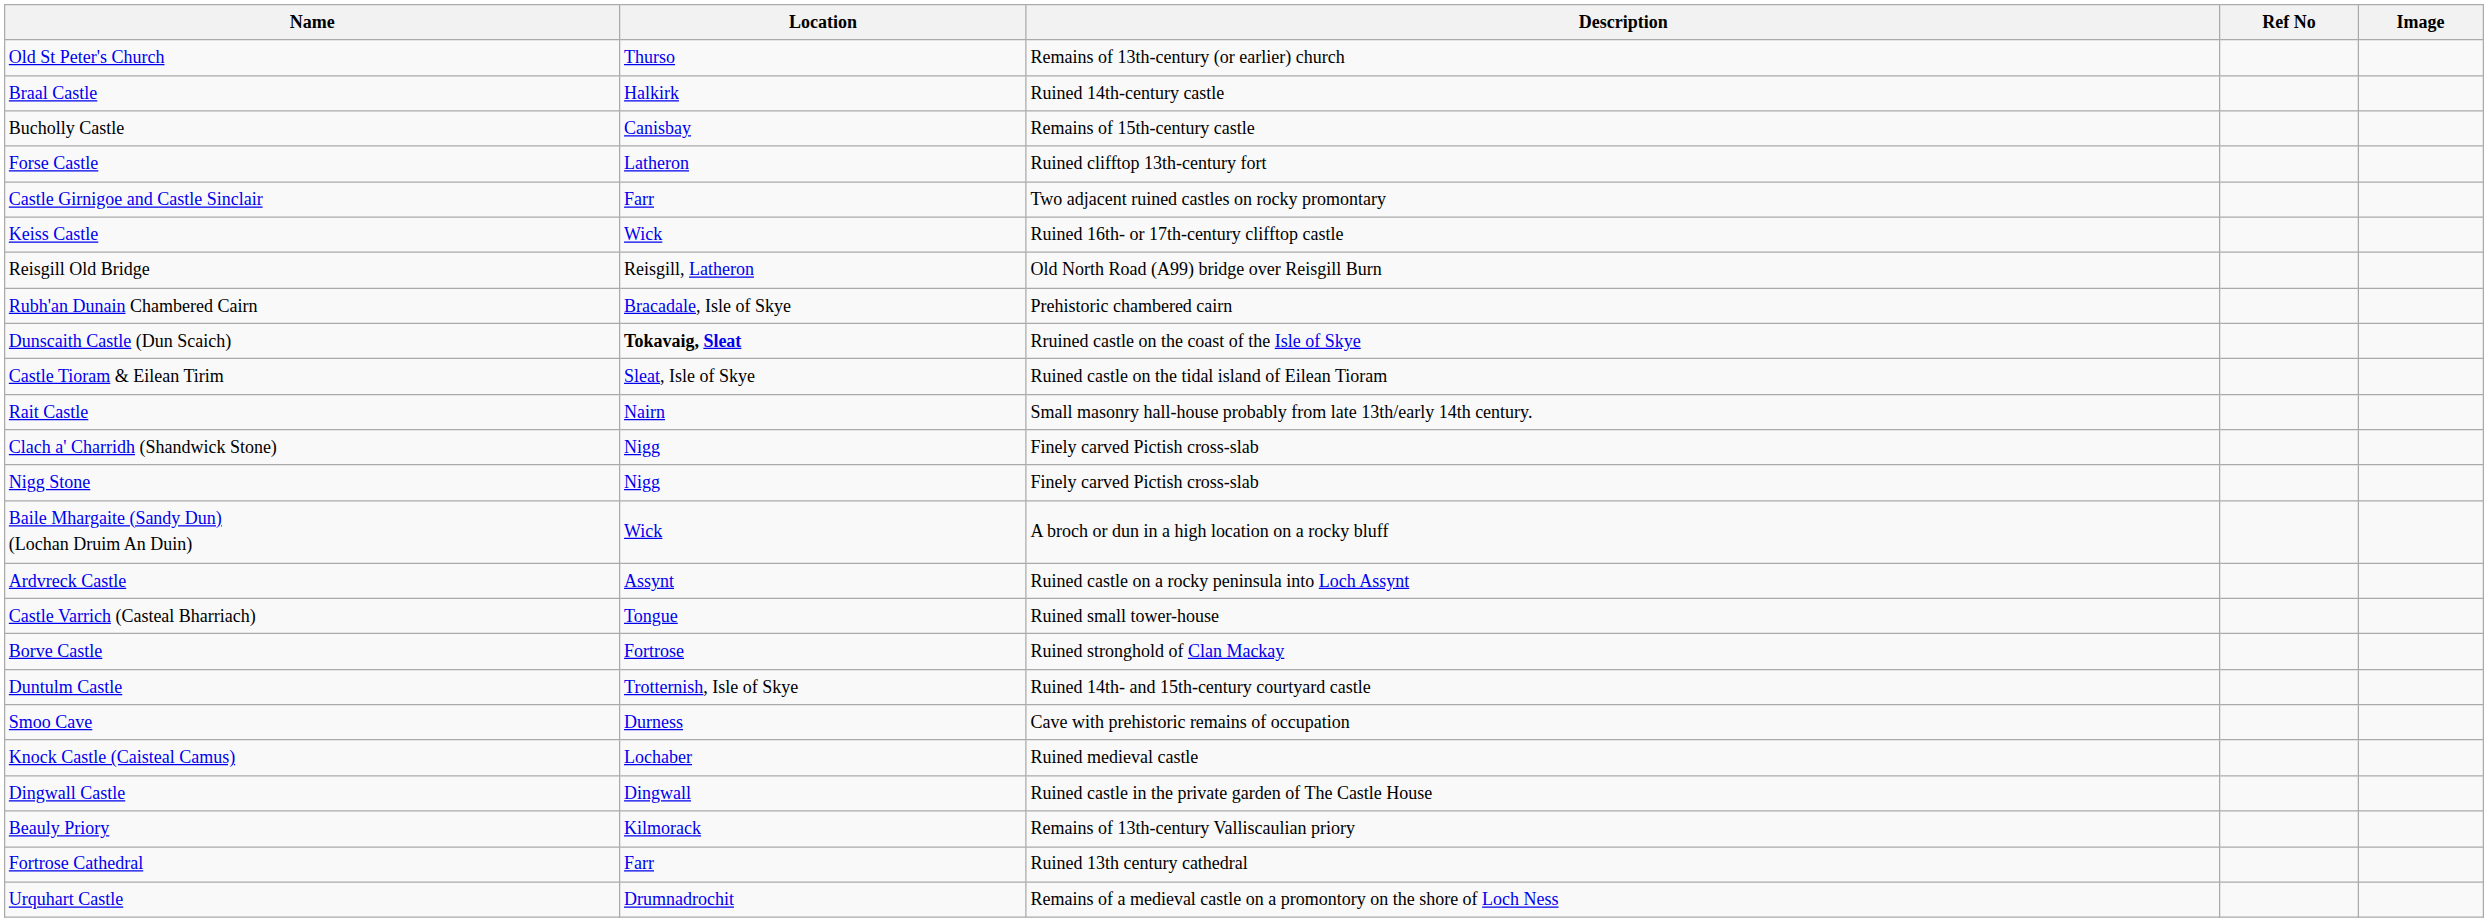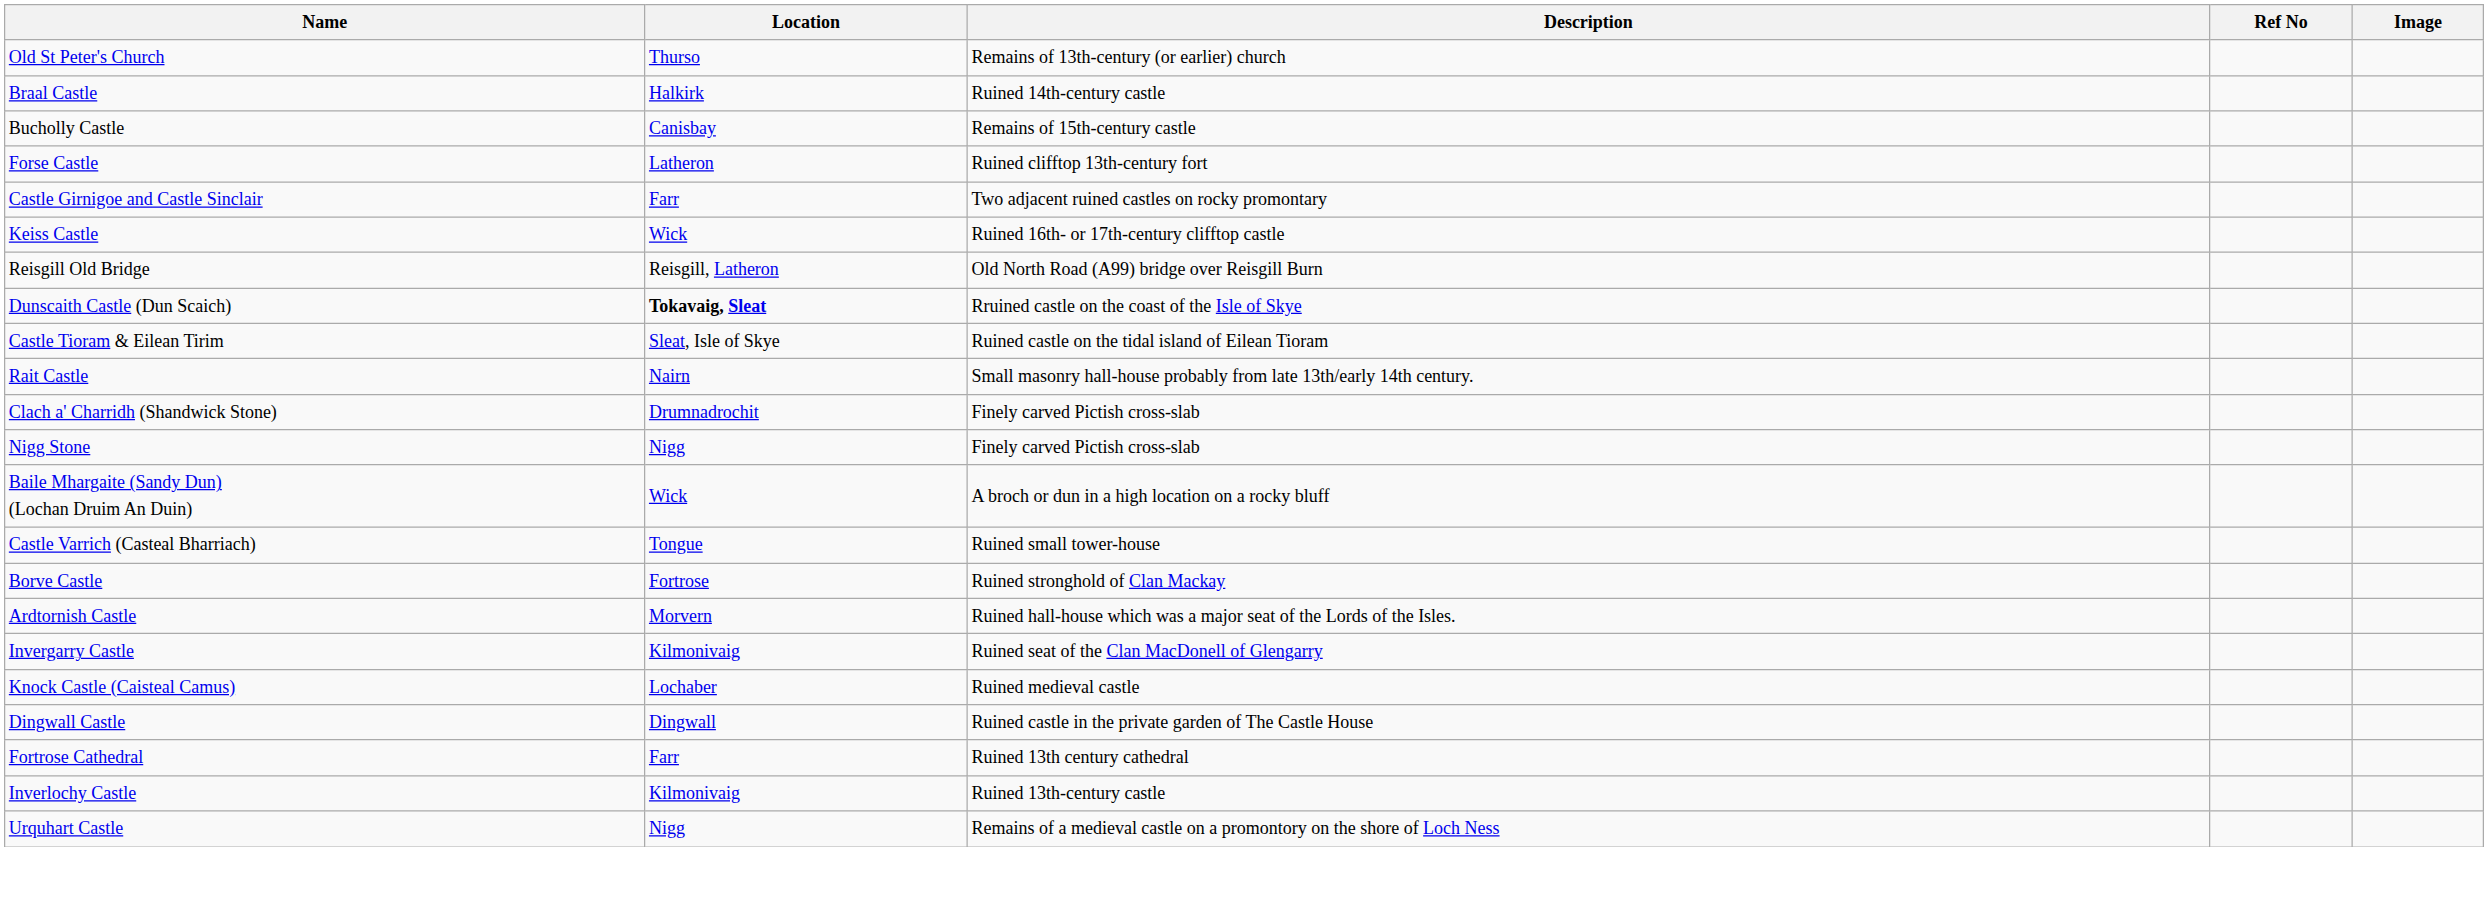- row: (133, 305)
(642, 447) Nigg -> (704, 411) Drumnadrochit
- row: (68, 580)
+ row: (73, 616)
- row: (66, 686)
+ row: (71, 651)
- row: (51, 722)
- row: (59, 828)
+ row: (73, 793)
(679, 899) Drumnadrochit -> (667, 828) Nigg
